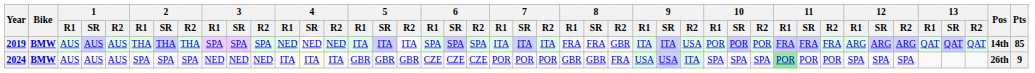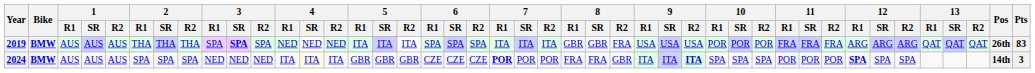(239, 44) normal -> (239, 44) bold
(572, 44) FRA -> (573, 44) GBR
(596, 44) FRA -> (598, 44) GBR
(620, 44) GBR -> (622, 44) FRA
(644, 44) ITA -> (646, 44) USA
(668, 44) ITA -> (670, 44) USA
(999, 44) 14th -> (1001, 44) 26th
(1020, 44) 85 -> (1021, 44) 83
(501, 60) normal -> (502, 60) bold
(572, 60) GBR -> (573, 60) FRA
(596, 60) GBR -> (598, 60) FRA
(620, 60) FRA -> (622, 60) GBR
(644, 60) USA -> (646, 60) ITA
(668, 60) USA -> (670, 60) ITA
(692, 60) normal -> (694, 60) bold
(785, 60) lightgreen background -> (787, 60) no background
(856, 60) normal -> (858, 60) bold
(999, 60) 26th -> (1001, 60) 14th
(1020, 60) 9 -> (1021, 60) 3
